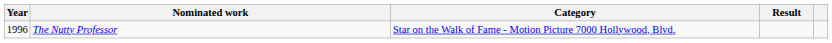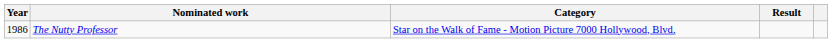(17, 29) 1996 -> (17, 29) 1986
